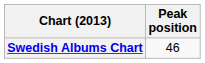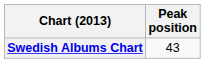(173, 48) 46 -> (173, 48) 43
